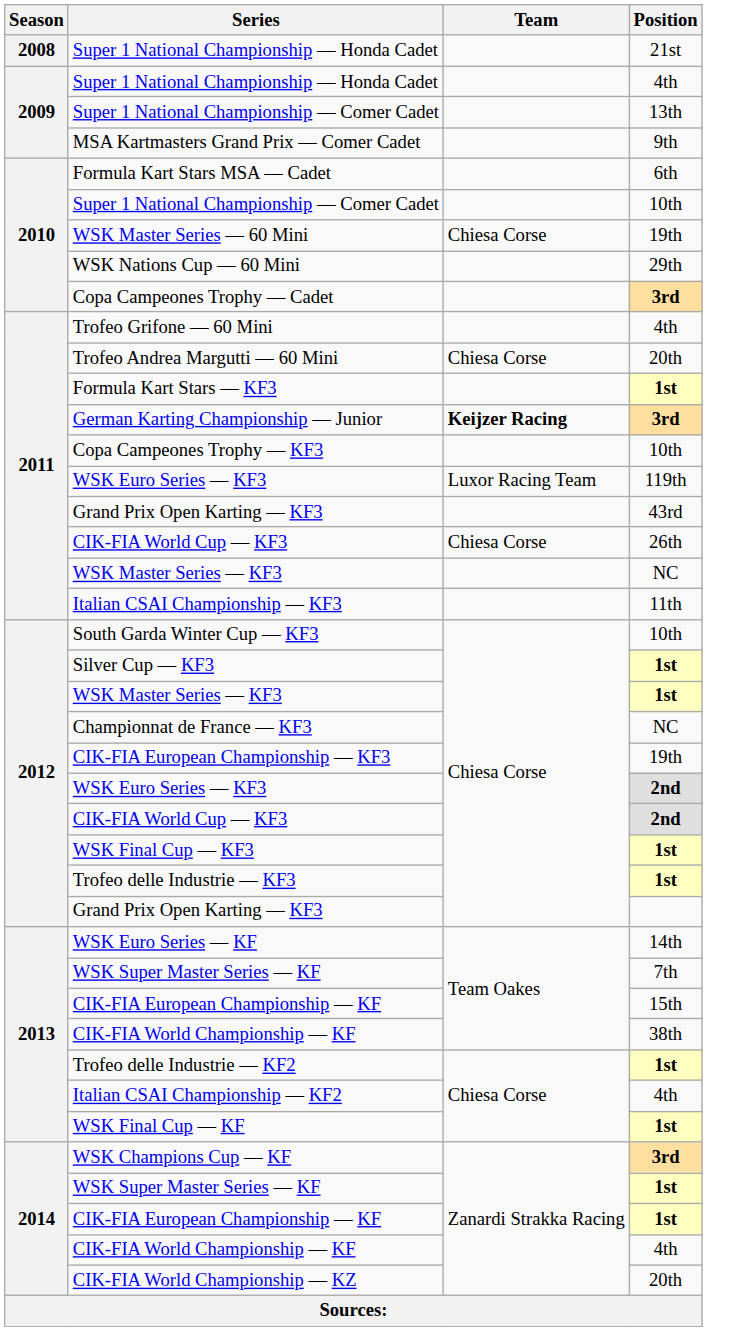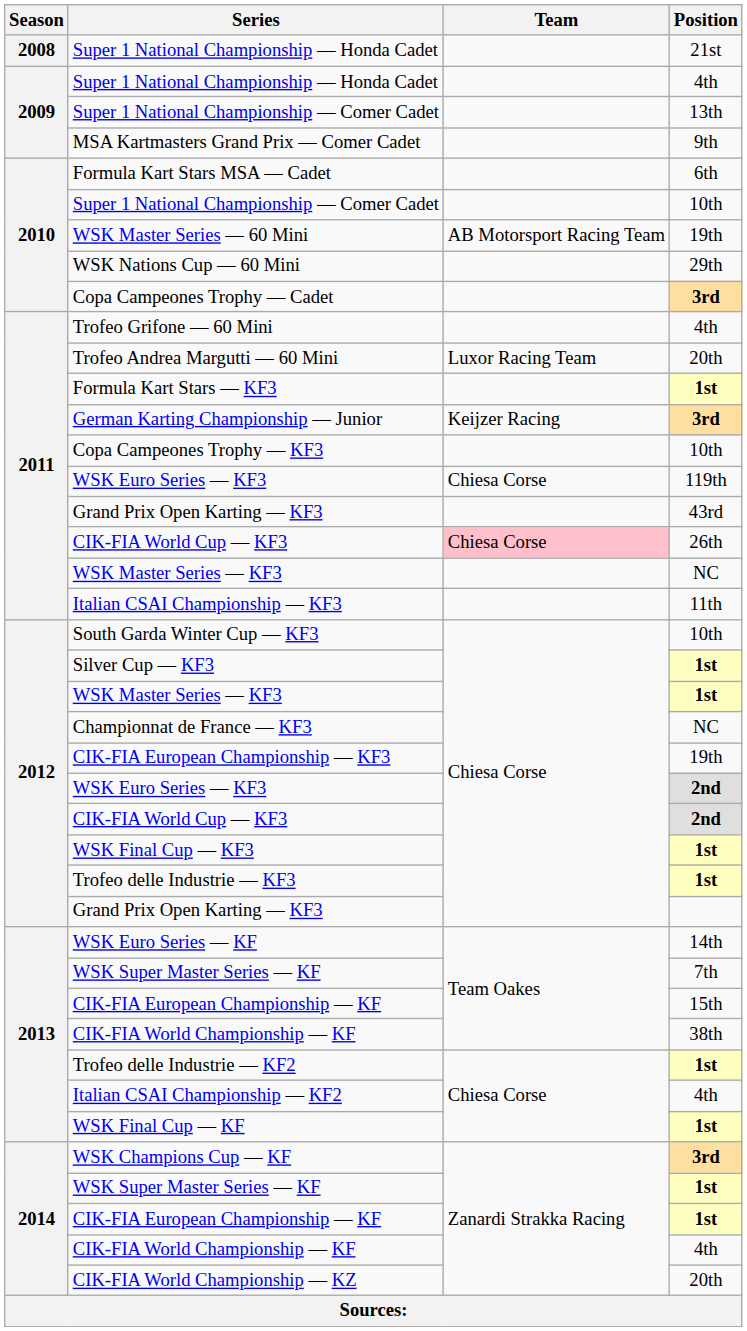(497, 234) Chiesa Corse -> (556, 234) AB Motorsport Racing Team
(497, 357) Chiesa Corse -> (522, 357) Luxor Racing Team
(507, 419) bold -> (504, 419) normal
(522, 480) Luxor Racing Team -> (497, 480) Chiesa Corse
(497, 542) no background -> (497, 542) pink background
